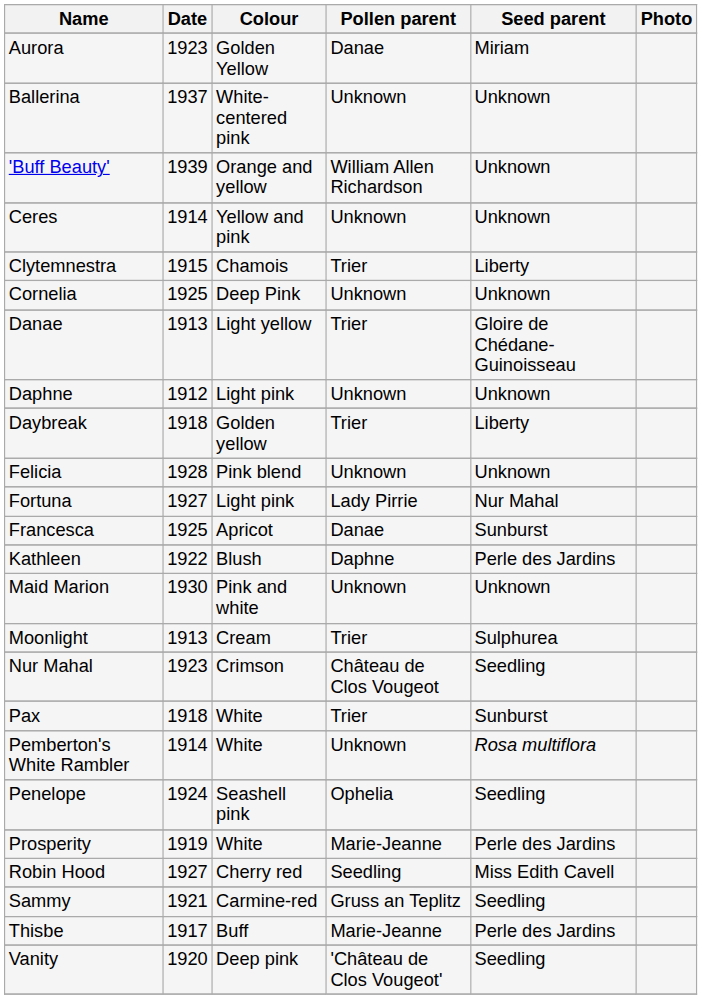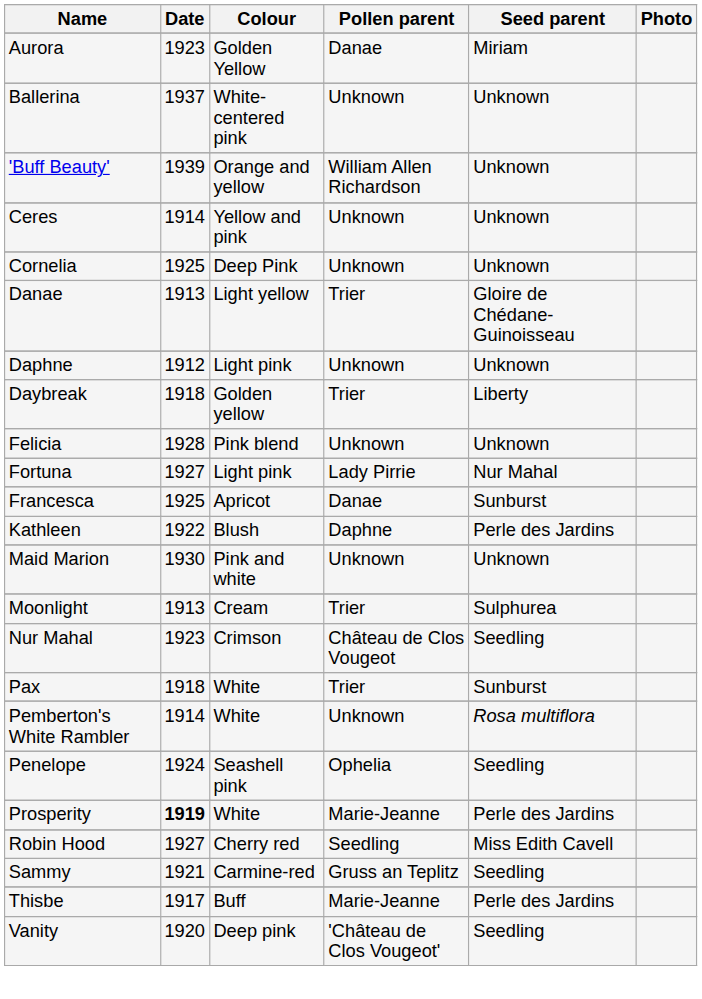- row: (62, 266)
(187, 843) normal -> (185, 814) bold
